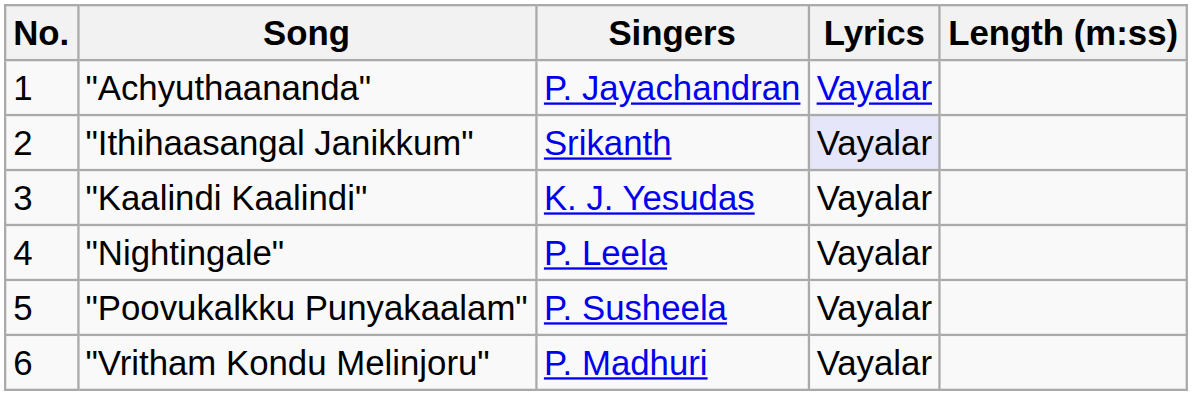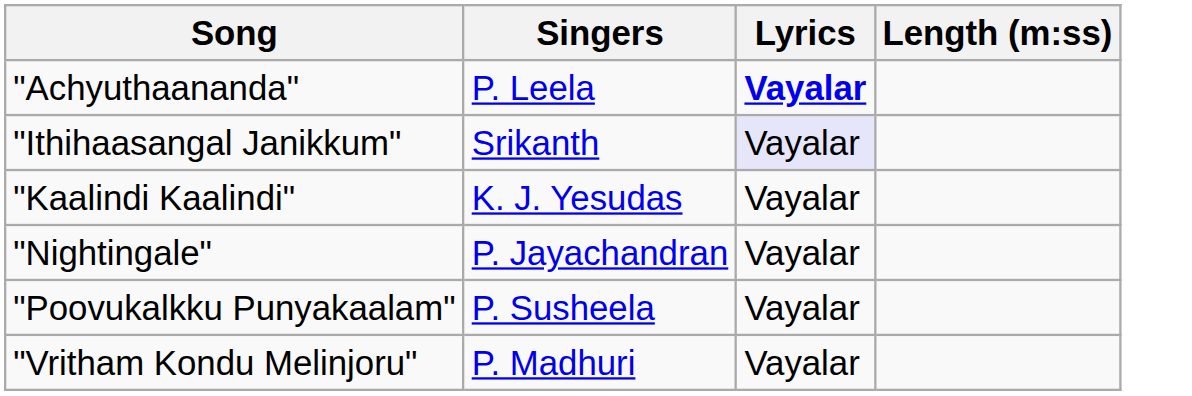- column: (41, 33)
(672, 88) P. Jayachandran -> (533, 88) P. Leela
(874, 88) normal -> (805, 88) bold
(605, 253) P. Leela -> (600, 253) P. Jayachandran
